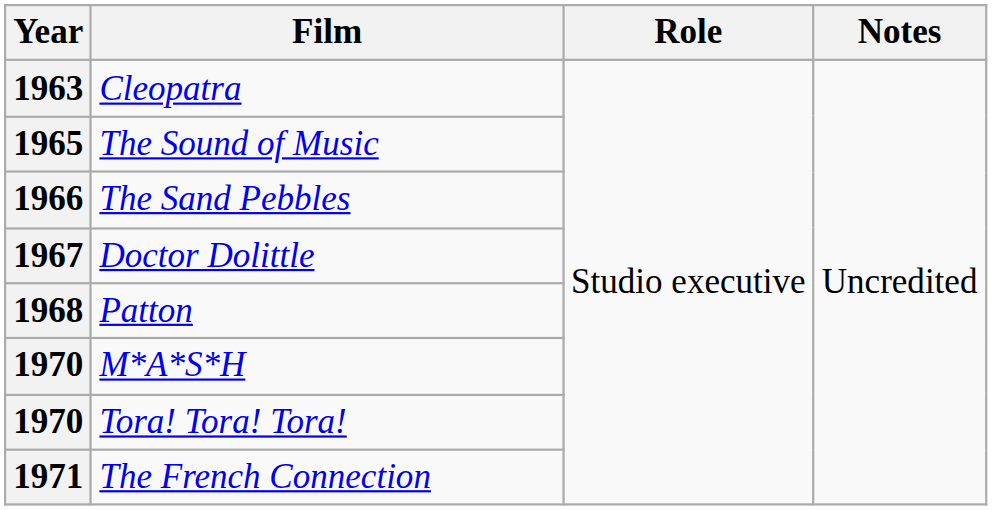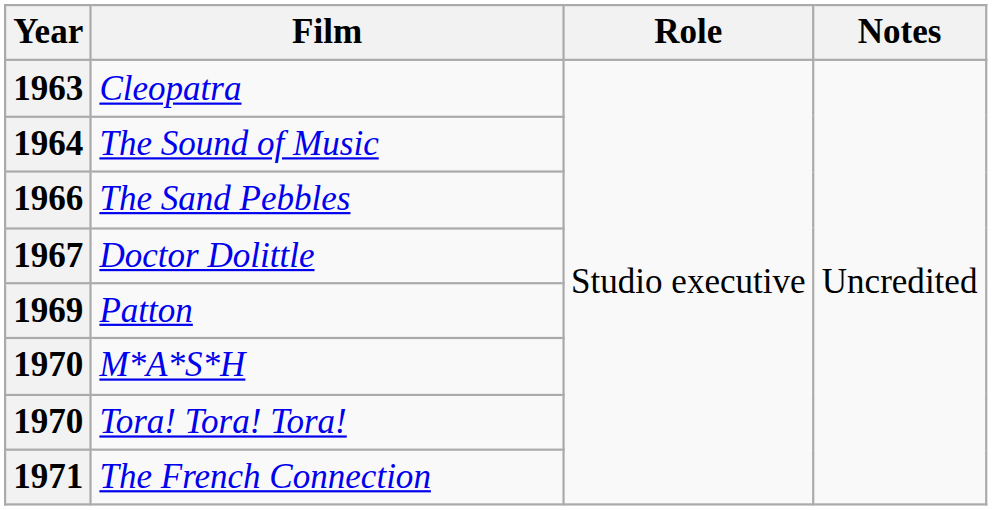(48, 143) 1965 -> (48, 143) 1964
(48, 310) 1968 -> (48, 310) 1969
